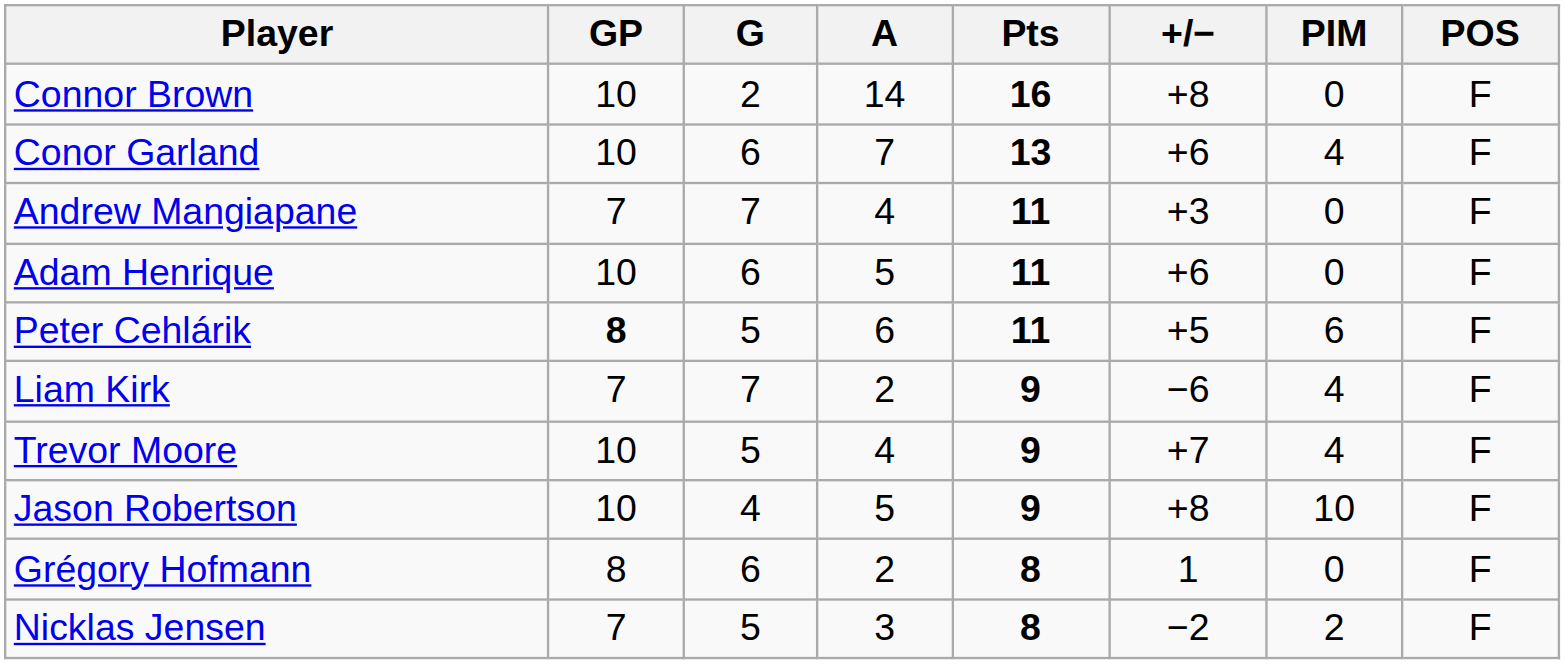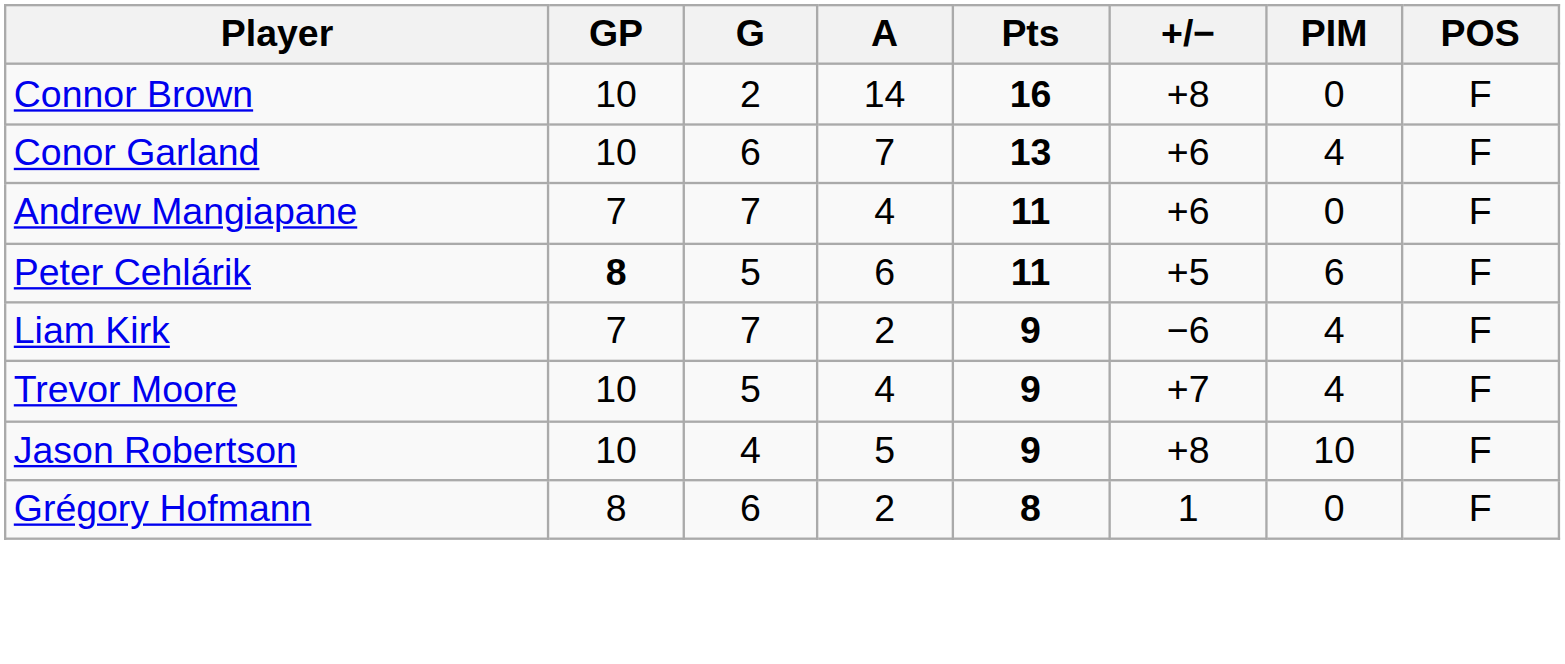(1188, 212) +3 -> (1188, 212) +6
- row: (144, 271)
- row: (140, 627)
